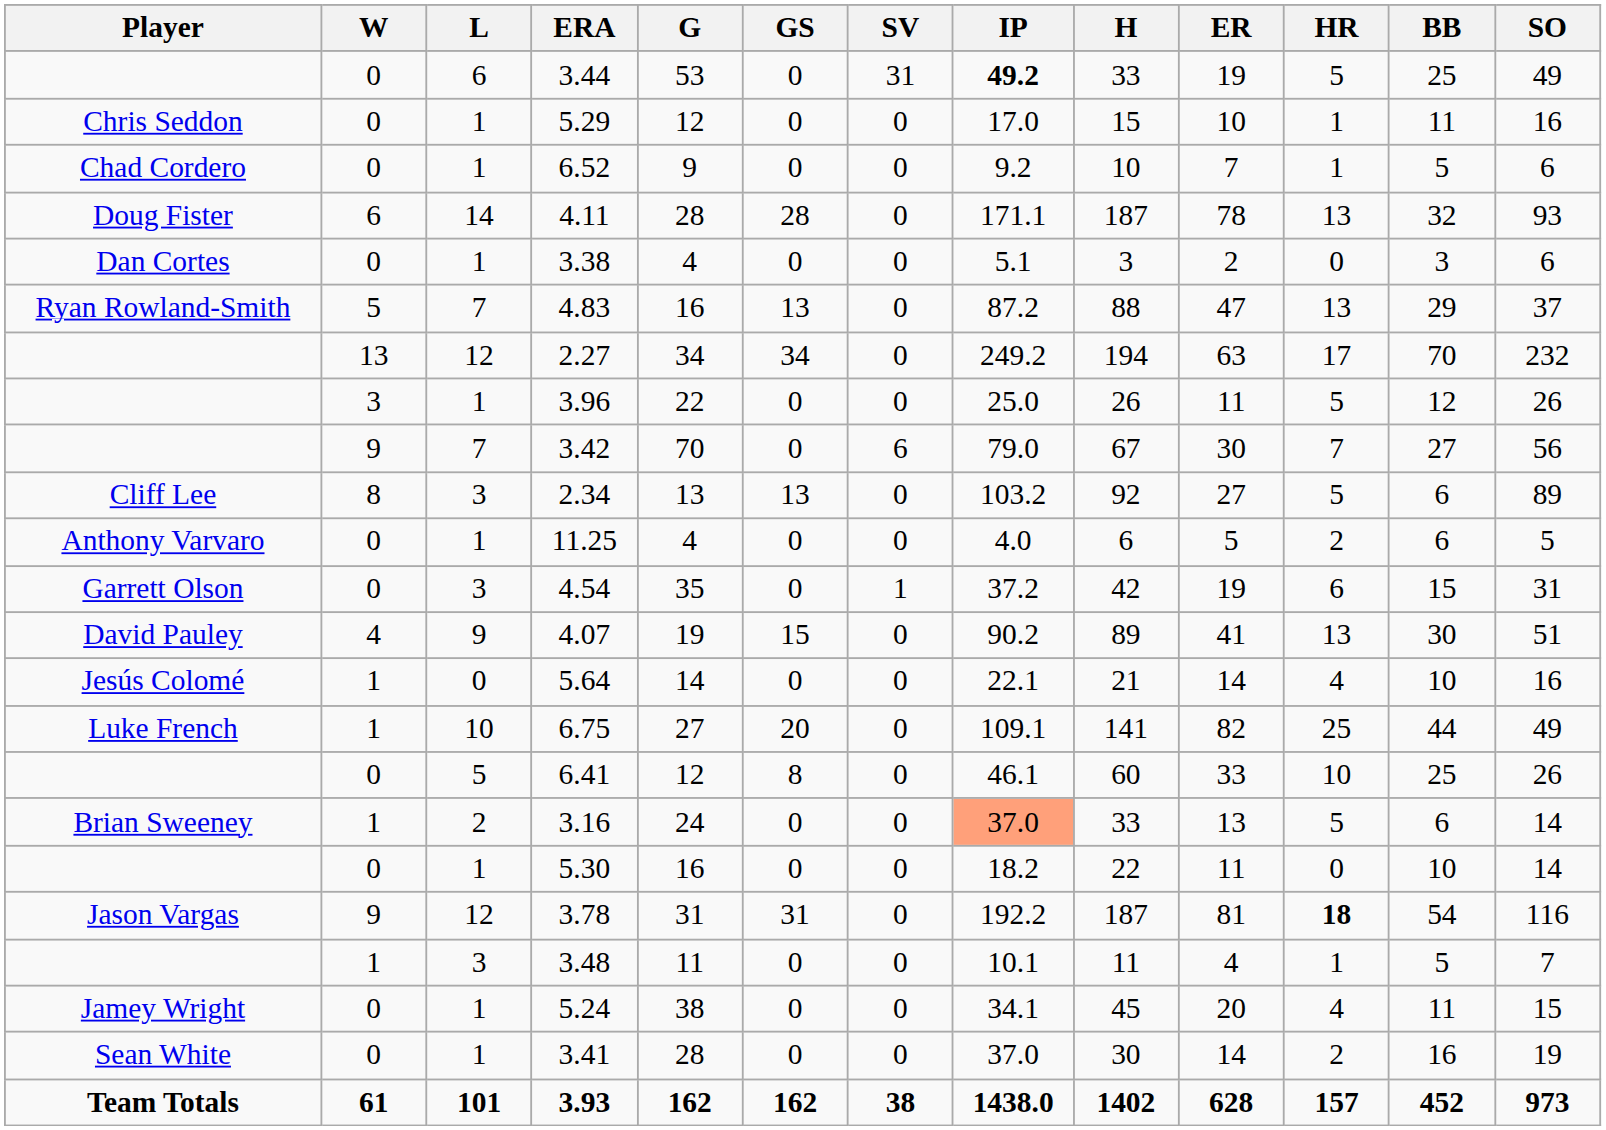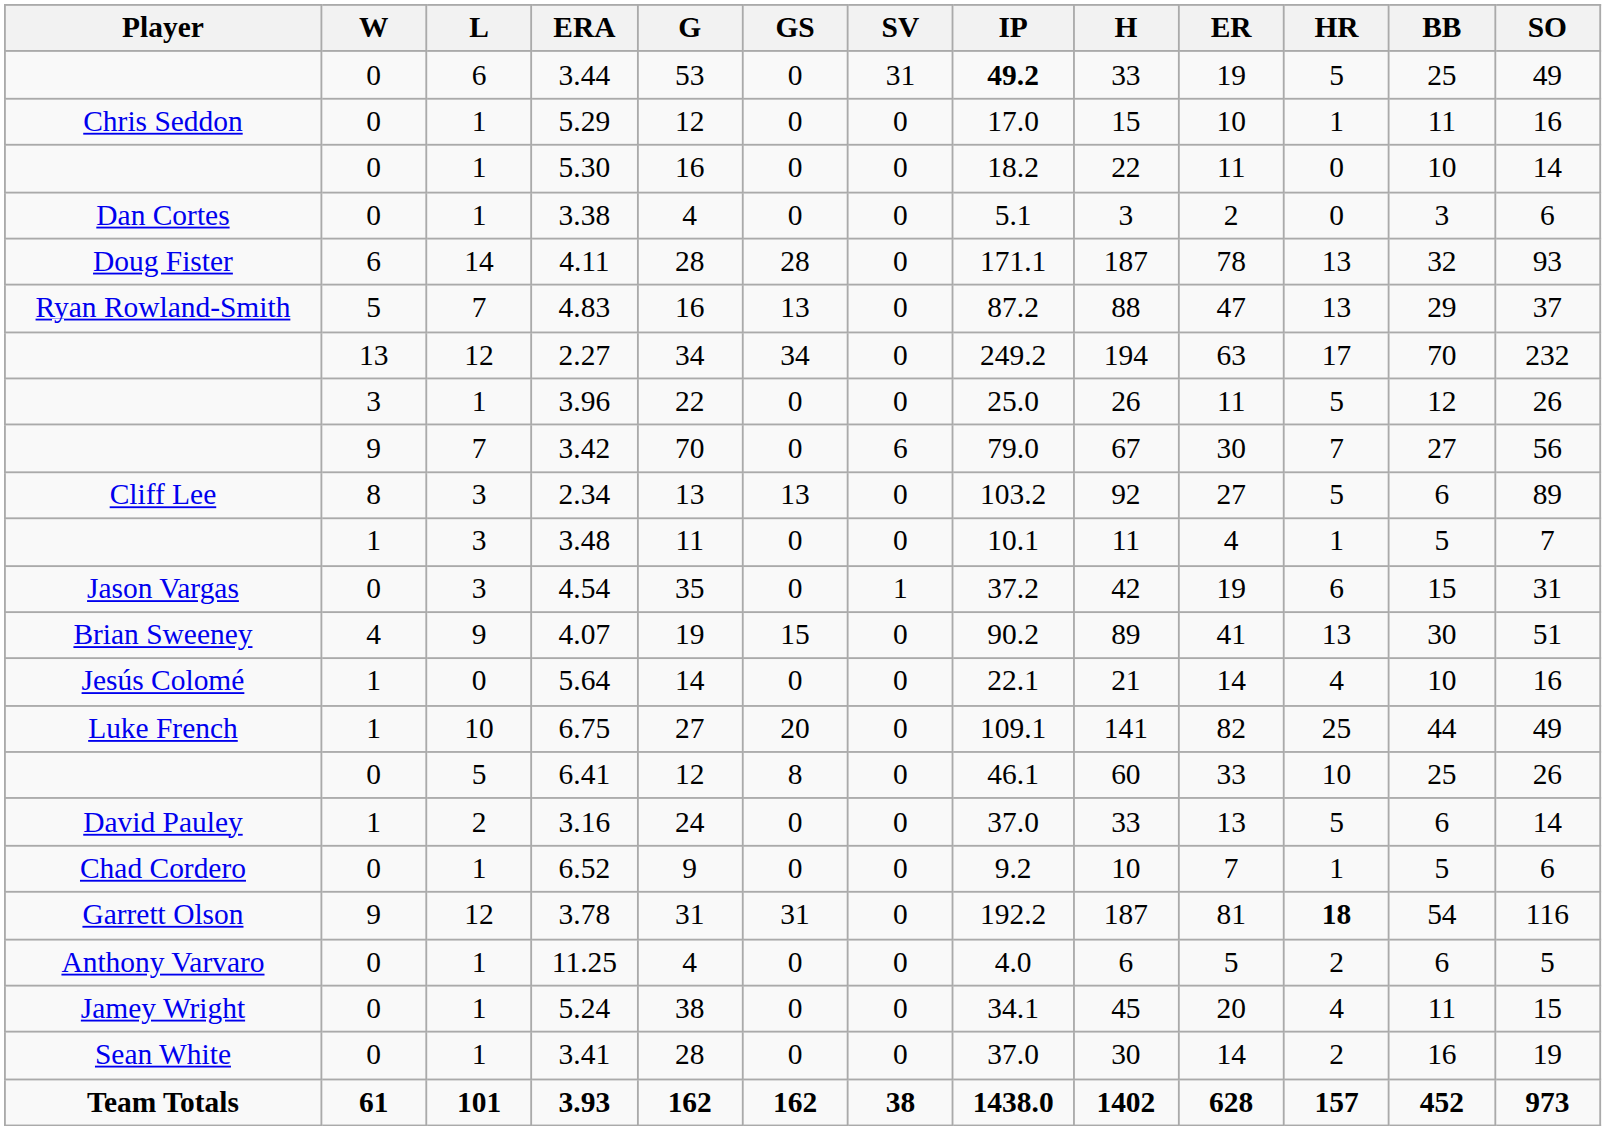rows swapped: (584, 167) <-> (584, 868)
rows swapped: (584, 261) <-> (584, 214)
rows swapped: (584, 961) <-> (584, 541)
(163, 588) Garrett Olson -> (163, 588) Jason Vargas
(163, 634) David Pauley -> (163, 634) Brian Sweeney
(163, 821) Brian Sweeney -> (163, 821) David Pauley
(1013, 821) lightsalmon background -> (1013, 821) no background
(163, 914) Jason Vargas -> (163, 914) Garrett Olson
